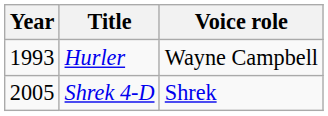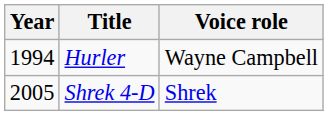(32, 57) 1993 -> (32, 57) 1994
